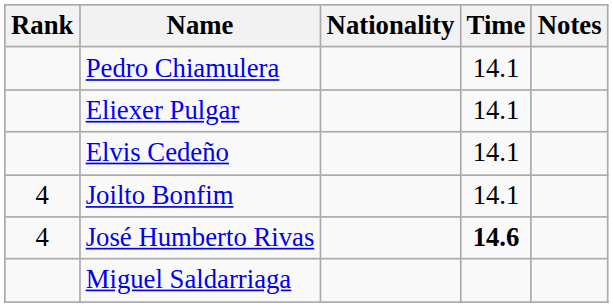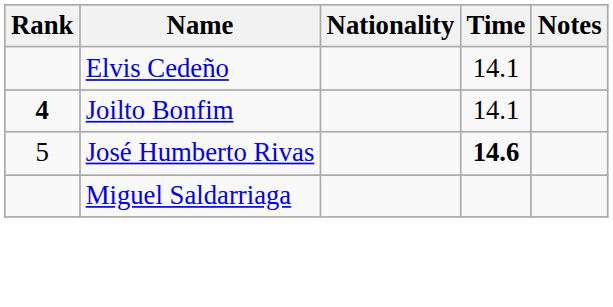- row: (183, 68)
- row: (162, 110)
(42, 195) normal -> (42, 110) bold
(42, 237) 4 -> (42, 152) 5
